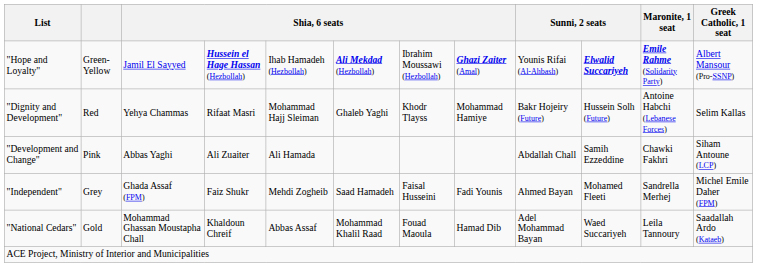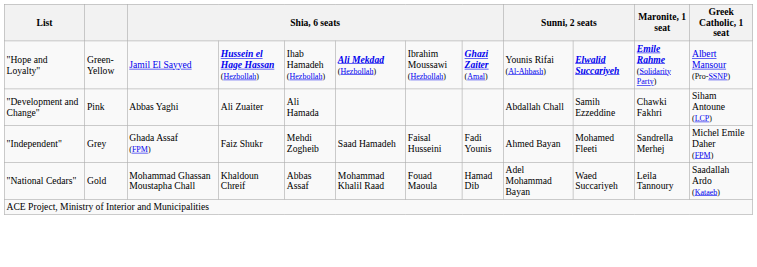- row: (34, 112)
